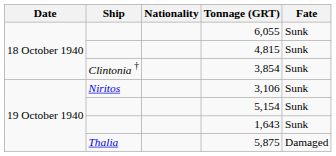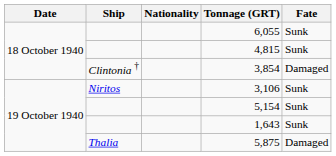(297, 69) Sunk -> (307, 69) Damaged
